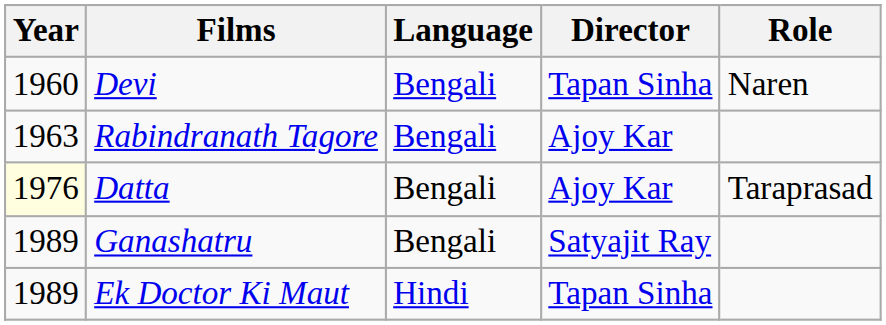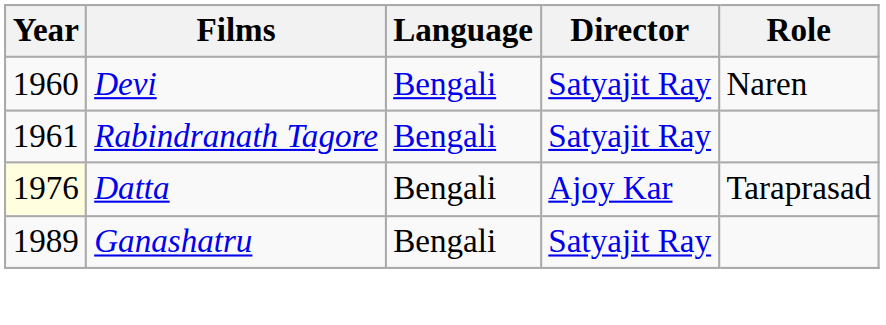(630, 83) Tapan Sinha -> (630, 83) Satyajit Ray
(46, 135) 1963 -> (46, 135) 1961
(610, 135) Ajoy Kar -> (630, 135) Satyajit Ray
- row: (222, 293)
